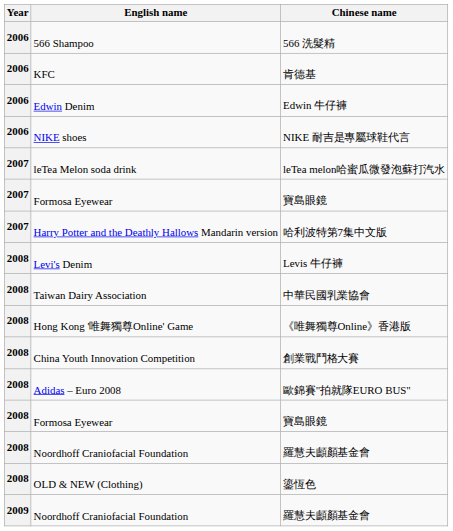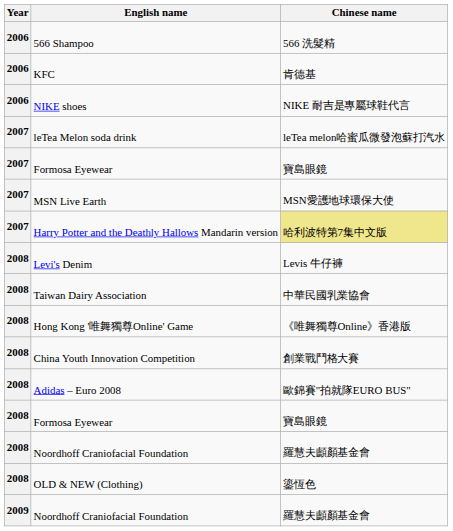- row: (18, 100)
+ row: (18, 195)
(335, 232) no background -> (335, 232) khaki background
